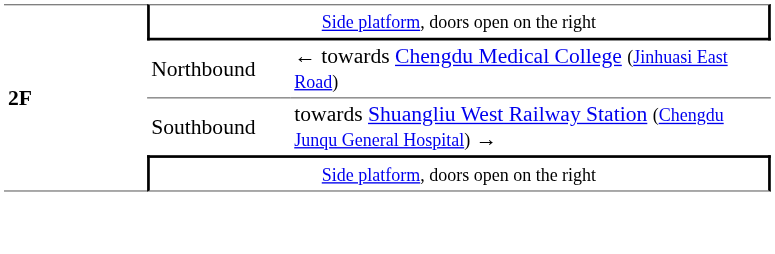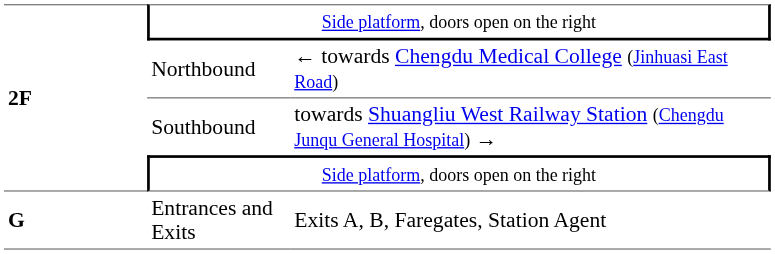+ row: (212, 219)
